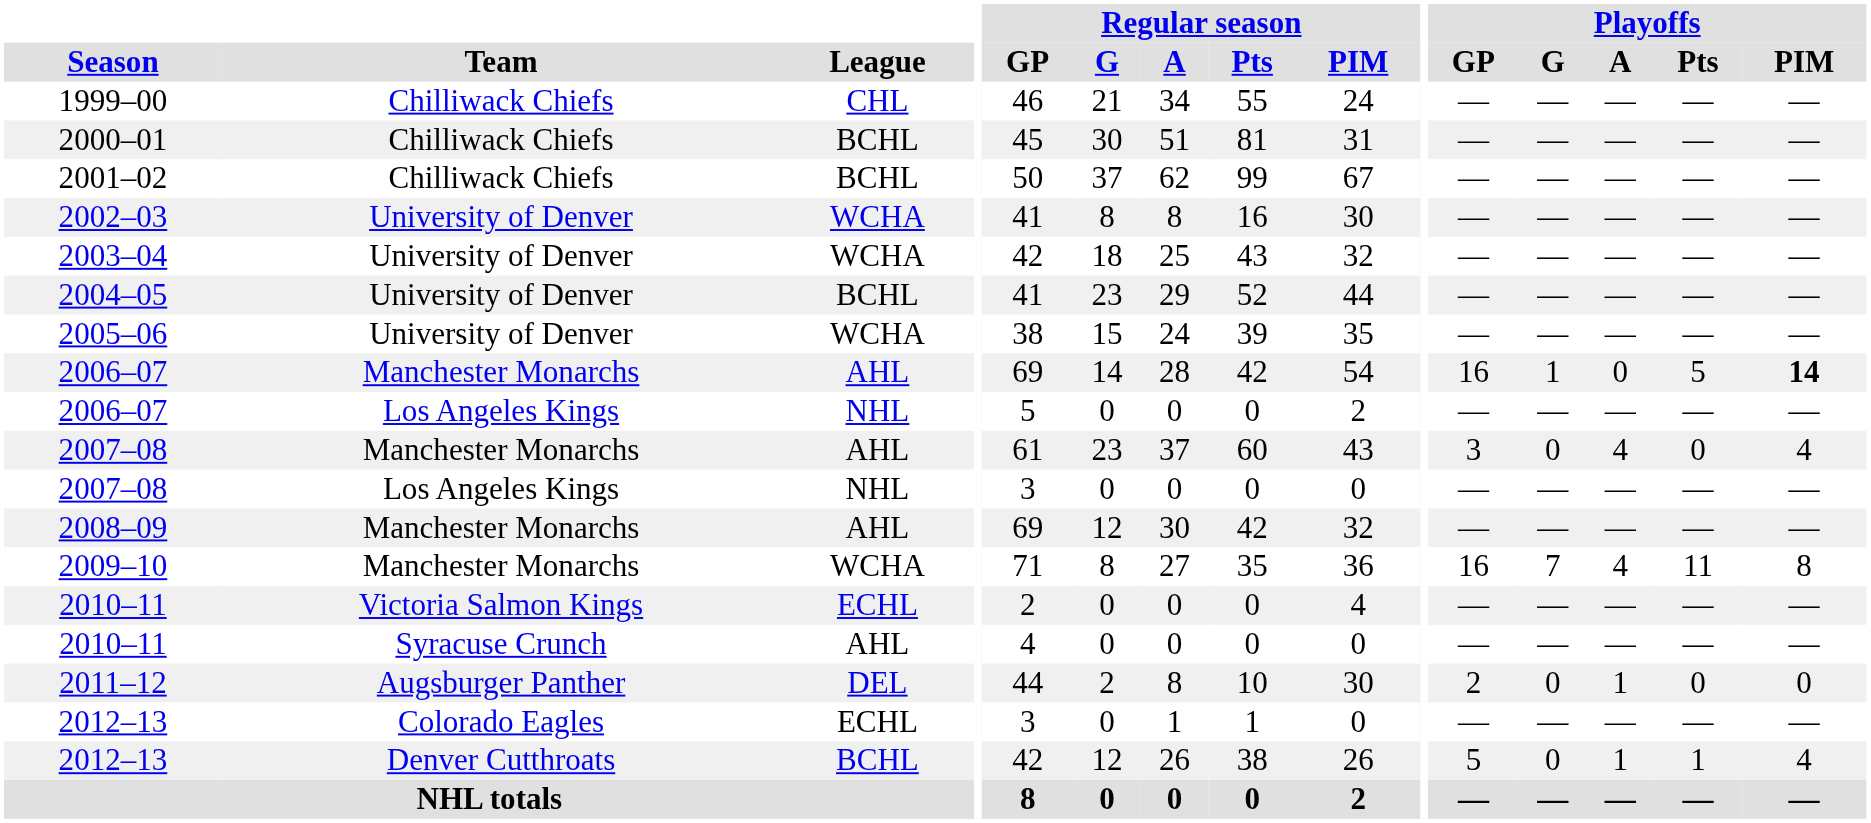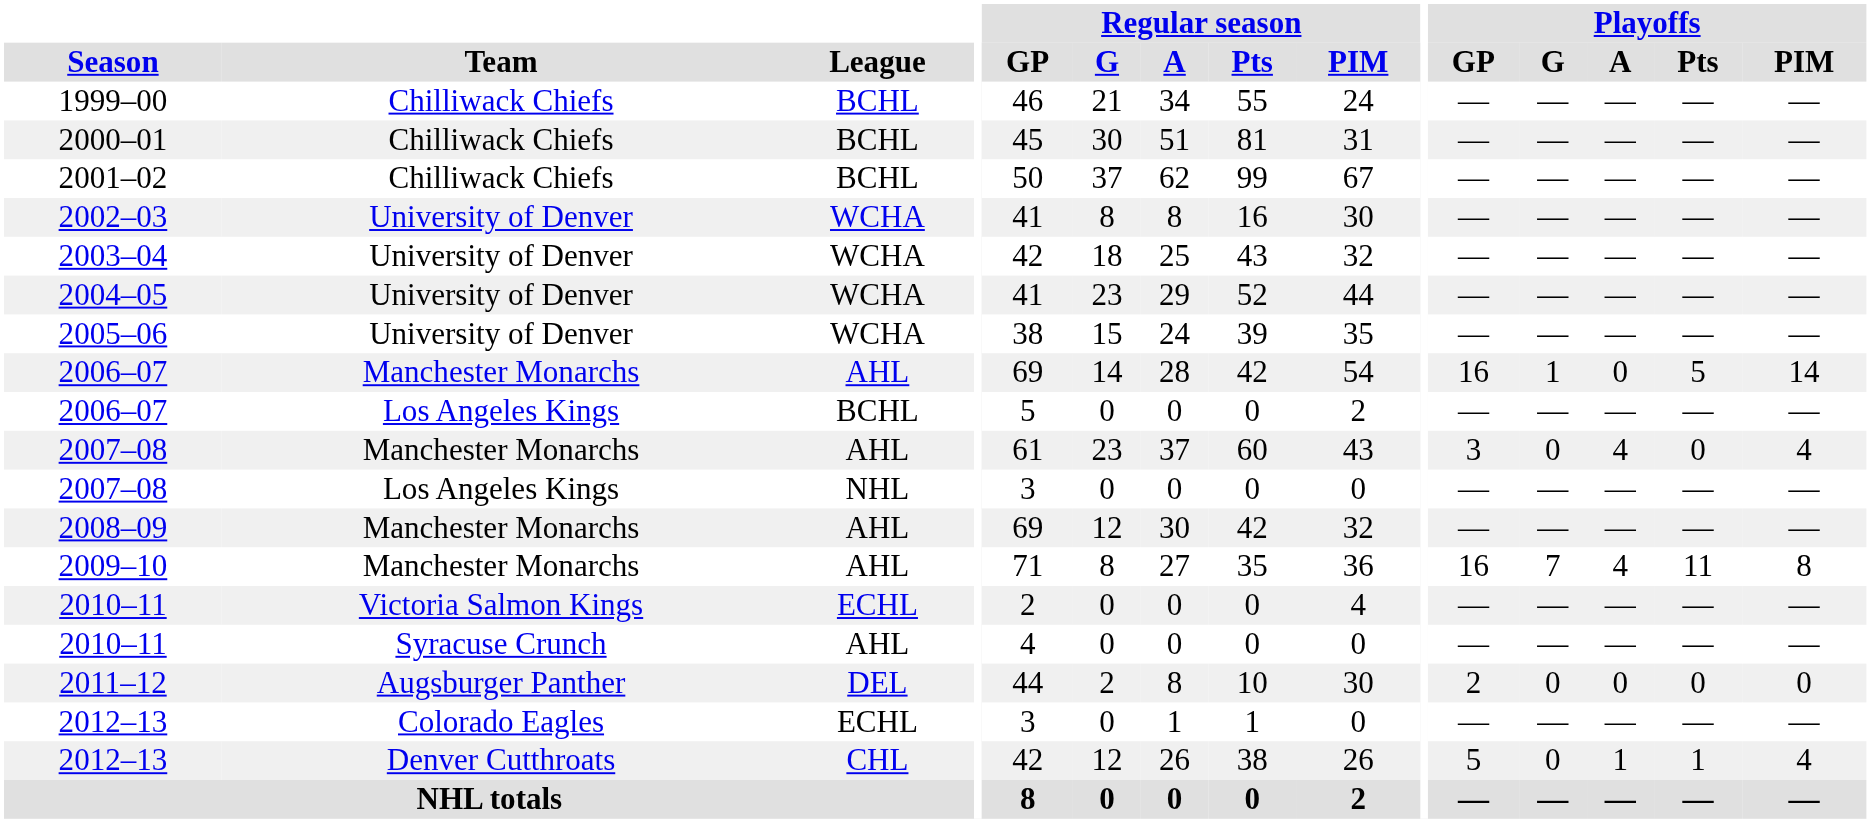(877, 100) CHL -> (877, 100) BCHL
(877, 294) BCHL -> (877, 294) WCHA
(1804, 372) bold -> (1804, 372) normal
(877, 410) NHL -> (877, 410) BCHL
(877, 566) WCHA -> (877, 566) AHL
(1620, 682) 1 -> (1620, 682) 0
(877, 760) BCHL -> (877, 760) CHL
